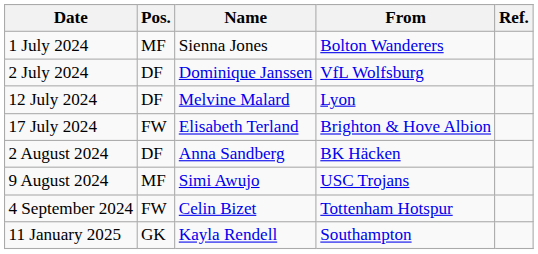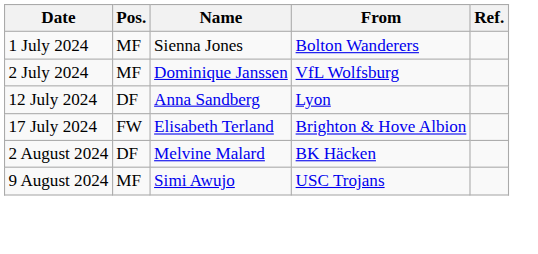(152, 72) DF -> (129, 72) MF
(234, 99) Melvine Malard -> (207, 99) Anna Sandberg
(232, 153) Anna Sandberg -> (209, 153) Melvine Malard
- row: (71, 208)
- row: (65, 235)
